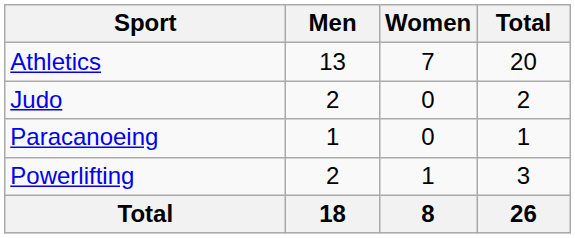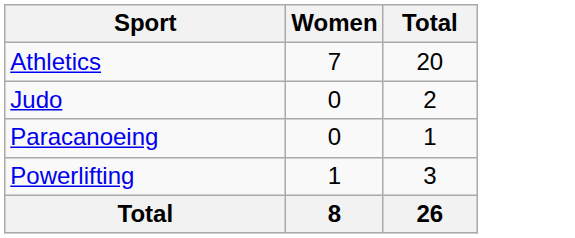- column: (333, 23)
